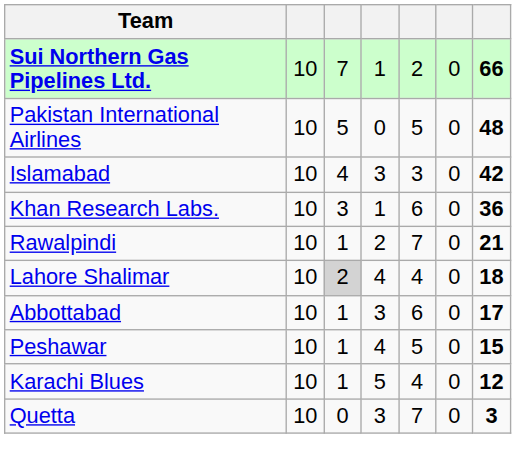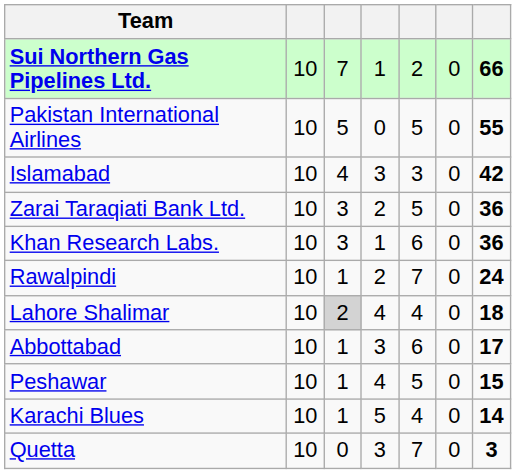(491, 127) 48 -> (491, 127) 55
+ row: (127, 208)
(491, 243) 21 -> (491, 277) 24
(491, 381) 12 -> (491, 415) 14
